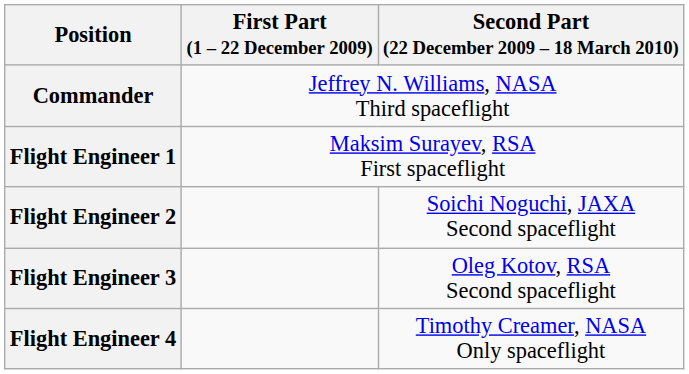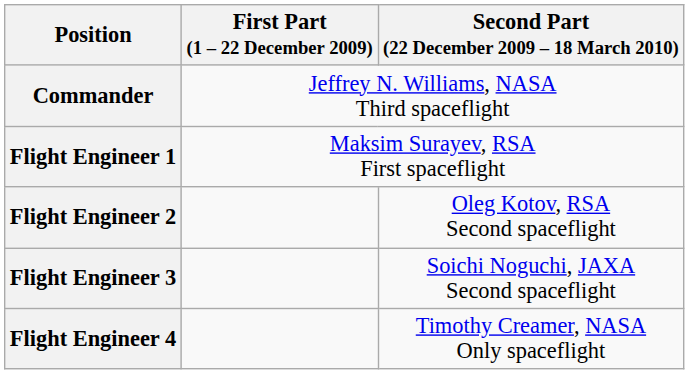(531, 217) Soichi Noguchi, JAXA Second spaceflight -> (531, 217) Oleg Kotov, RSA Second spaceflight
(531, 277) Oleg Kotov, RSA Second spaceflight -> (531, 277) Soichi Noguchi, JAXA Second spaceflight
